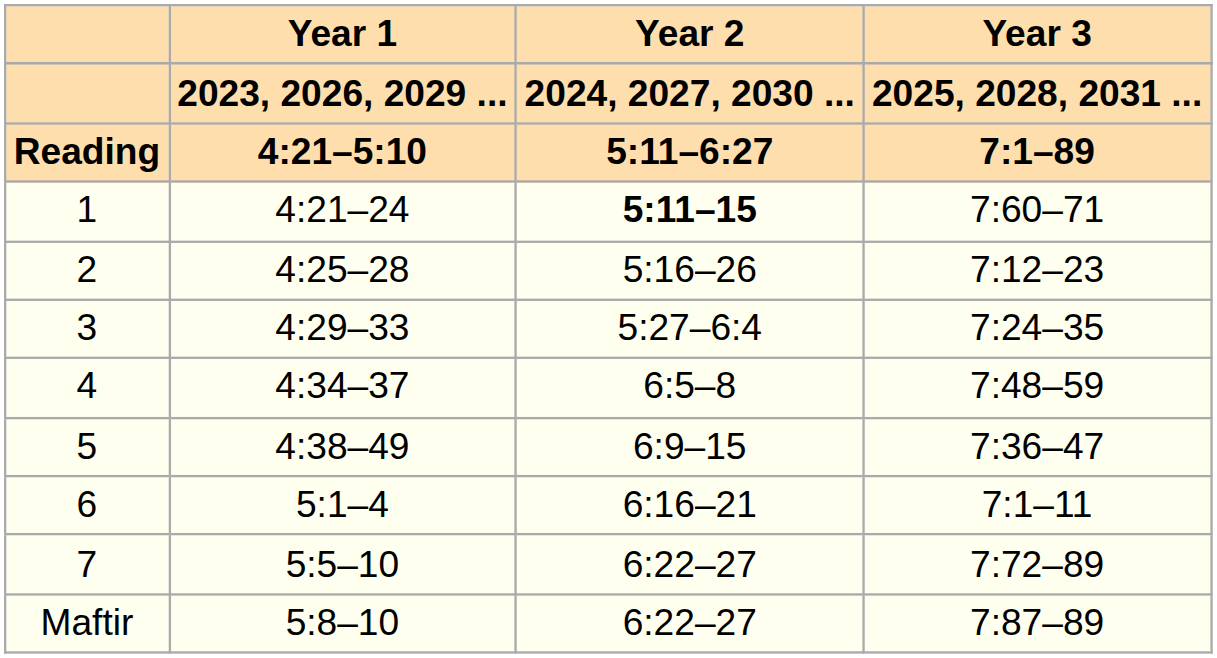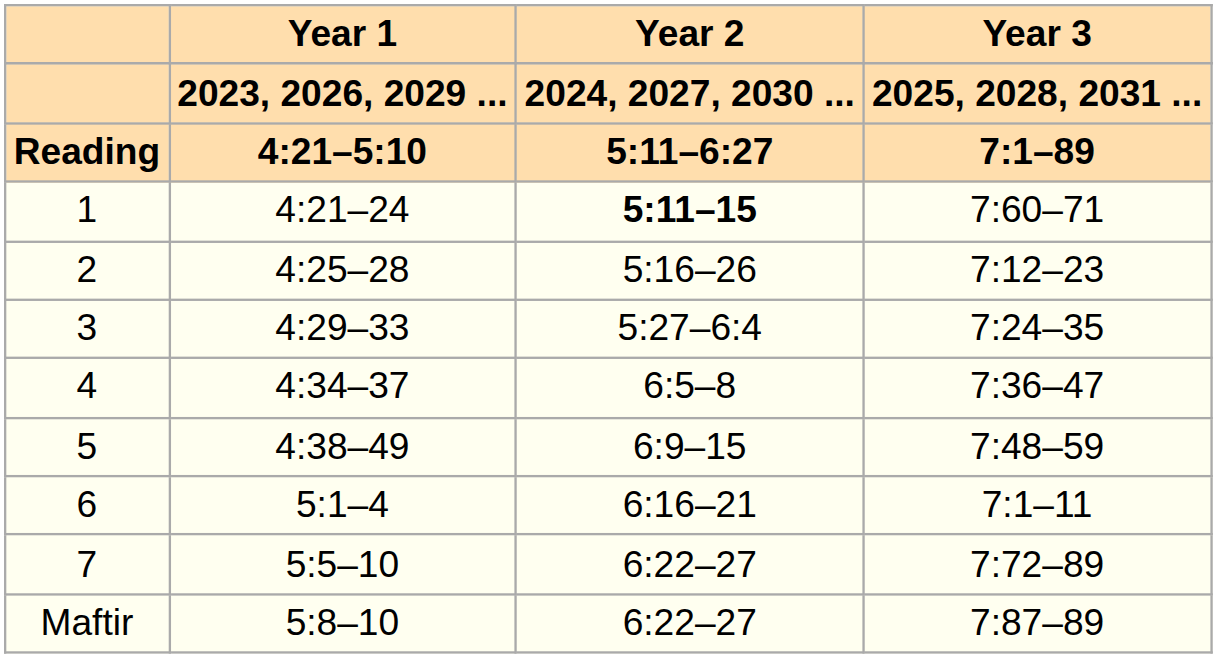(1037, 387) 7:48–59 -> (1037, 387) 7:36–47
(1037, 446) 7:36–47 -> (1037, 446) 7:48–59
